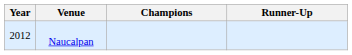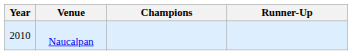(20, 35) 2012 -> (20, 35) 2010
